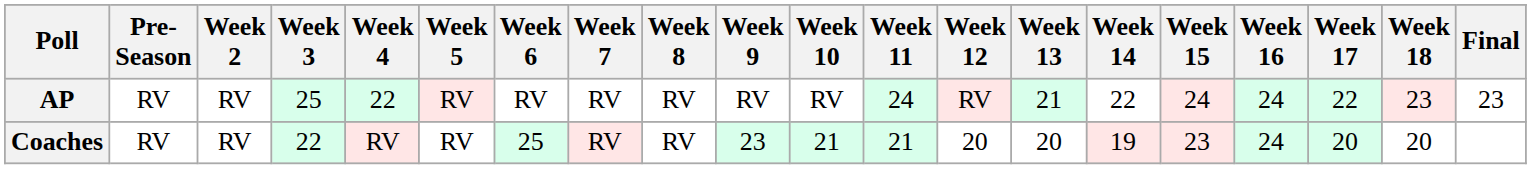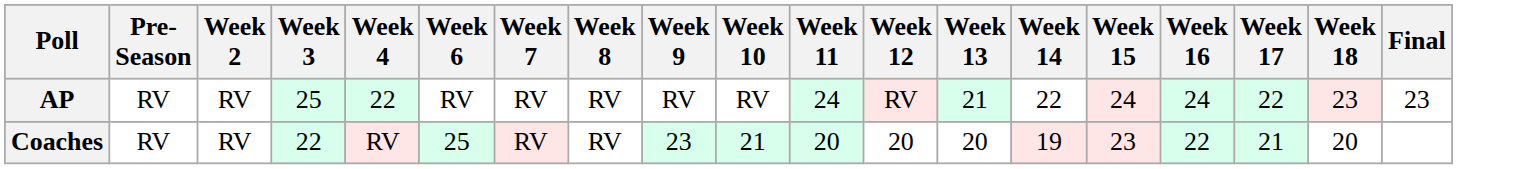- column: (457, 41)
(901, 142) 21 -> (827, 142) 20
(1271, 142) 24 -> (1197, 142) 22
(1345, 142) 20 -> (1271, 142) 21
